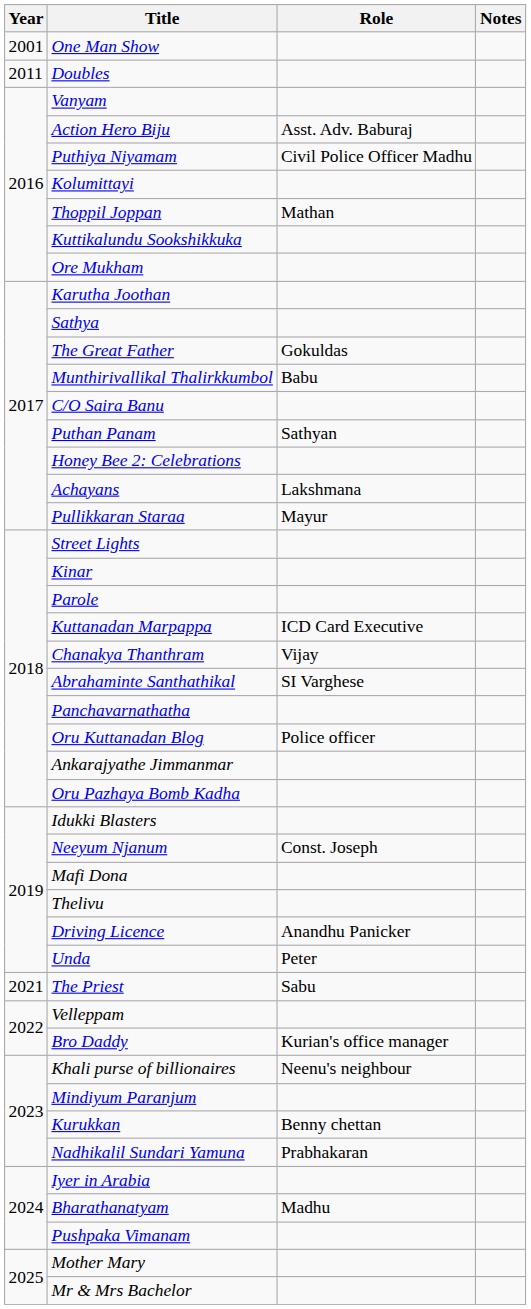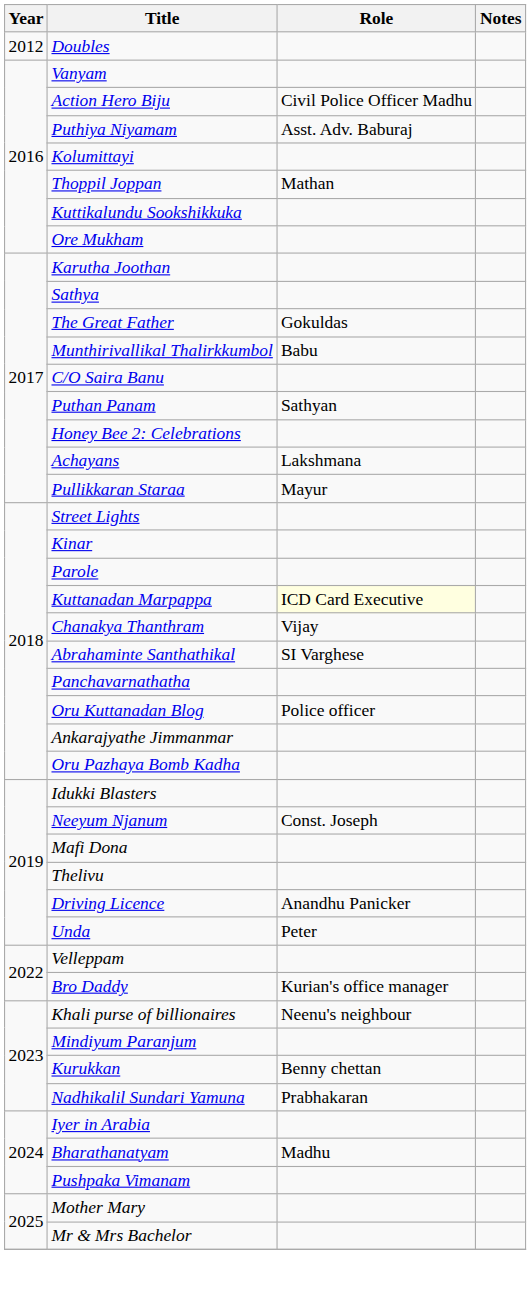- row: (105, 45)
(26, 73) 2011 -> (26, 45) 2012
(347, 128) Asst. Adv. Baburaj -> (376, 101) Civil Police Officer Madhu
(376, 156) Civil Police Officer Madhu -> (347, 128) Asst. Adv. Baburaj
(352, 626) no background -> (352, 599) lightyellow background
- row: (88, 986)
